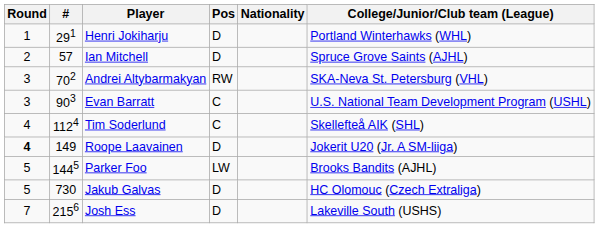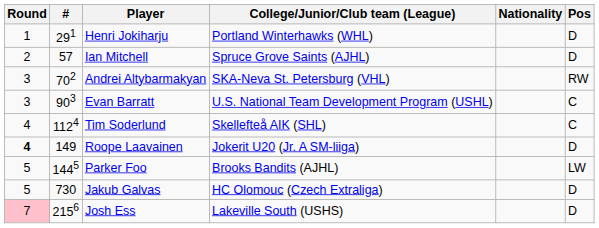columns swapped: (223, 14) <-> (451, 14)
(27, 211) no background -> (27, 211) pink background
